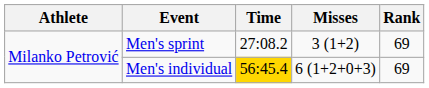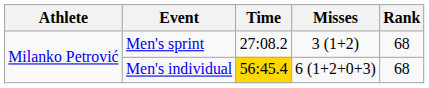(402, 44) 69 -> (402, 44) 68
(402, 70) 69 -> (402, 70) 68
